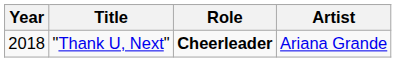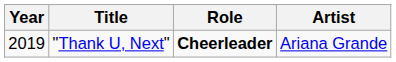(27, 43) 2018 -> (27, 43) 2019
